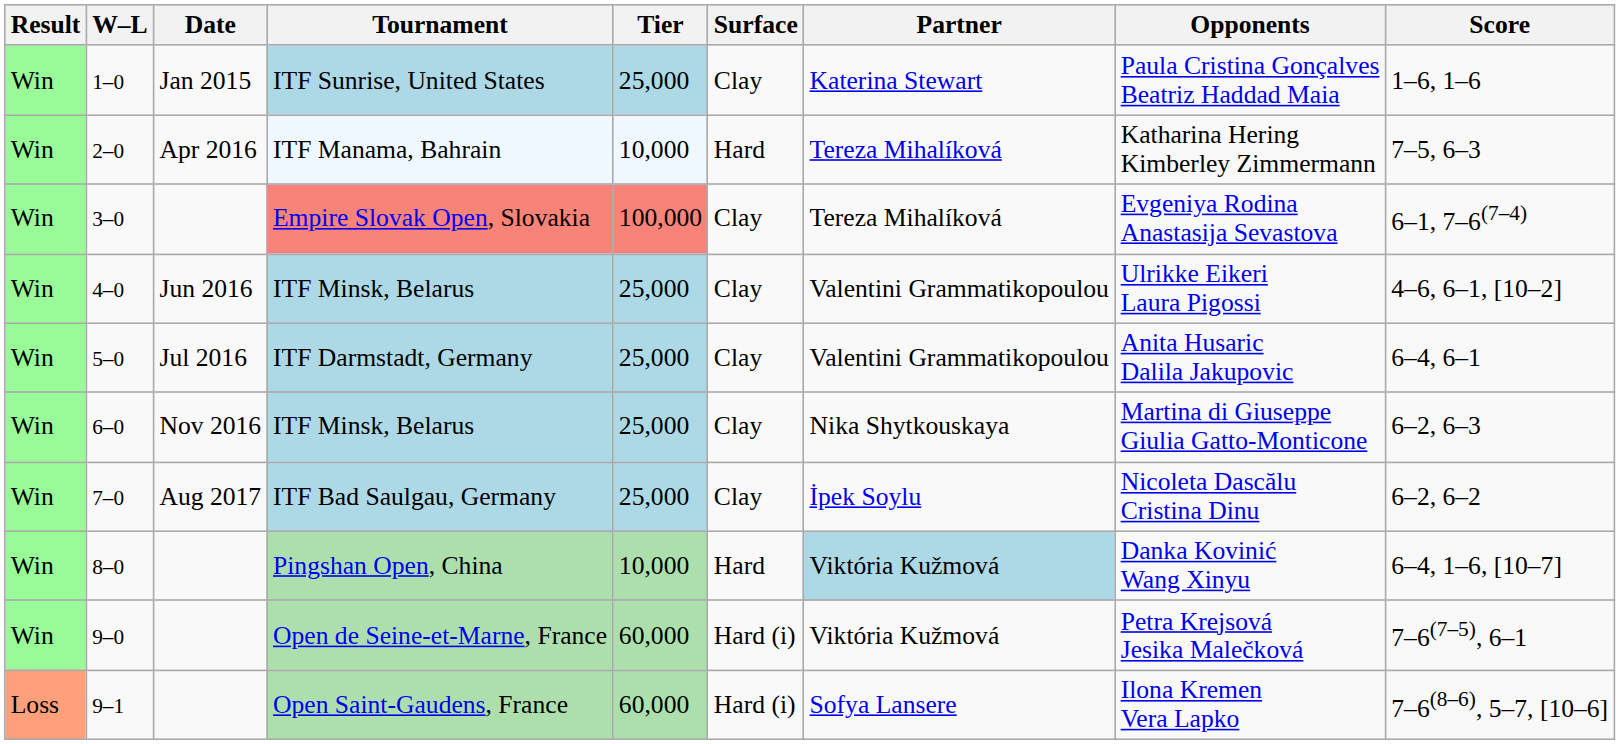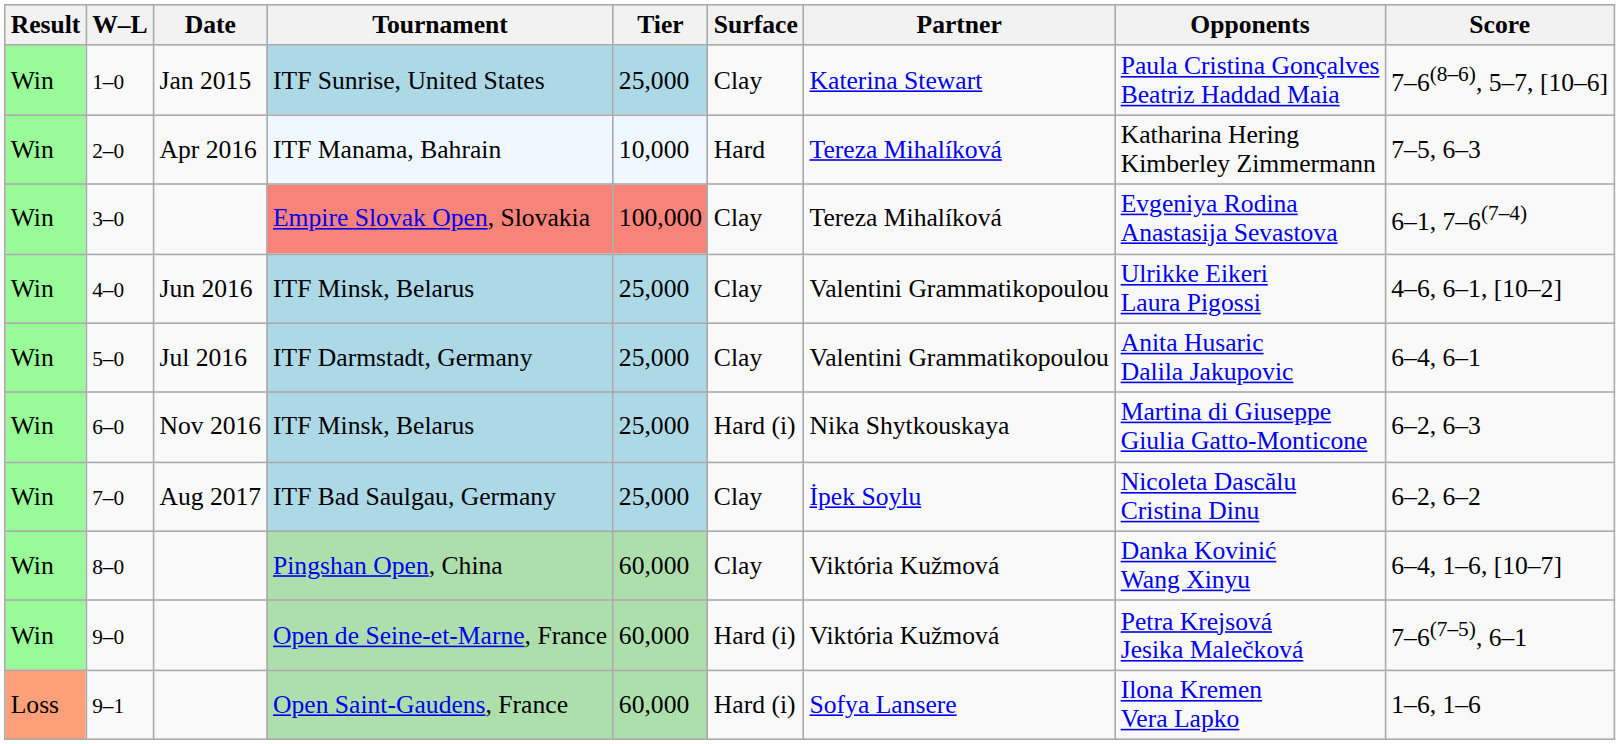(1436, 79) 1–6, 1–6 -> (1500, 79) 7–6(8–6), 5–7, [10–6]
(738, 426) Clay -> (755, 426) Hard (i)
(654, 565) 10,000 -> (654, 565) 60,000
(739, 565) Hard -> (738, 565) Clay
(904, 565) lightblue background -> (904, 565) no background
(1500, 704) 7–6(8–6), 5–7, [10–6] -> (1436, 704) 1–6, 1–6
